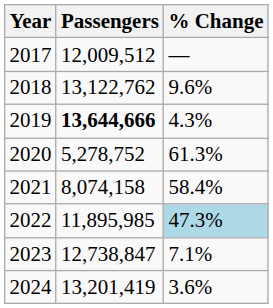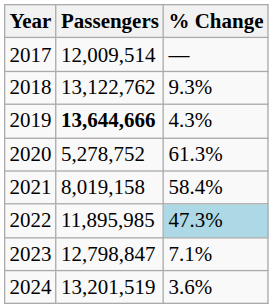(108, 54) 12,009,512 -> (108, 54) 12,009,514
(190, 87) 9.6% -> (190, 87) 9.3%
(103, 187) 8,074,158 -> (103, 187) 8,019,158
(108, 253) 12,738,847 -> (108, 253) 12,798,847
(108, 287) 13,201,419 -> (108, 287) 13,201,519
